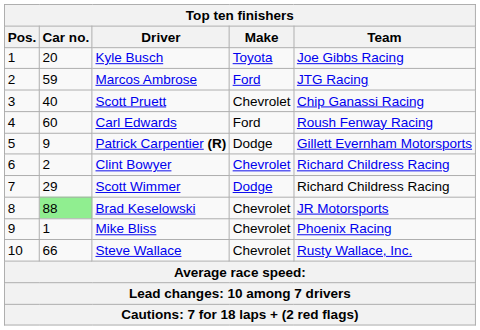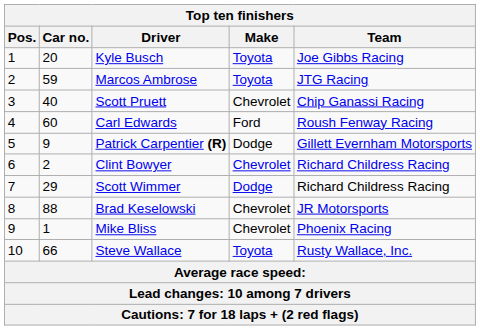(247, 80) Ford -> (253, 80) Toyota
(50, 208) lightgreen background -> (50, 208) no background
(262, 251) Chevrolet -> (253, 251) Toyota
